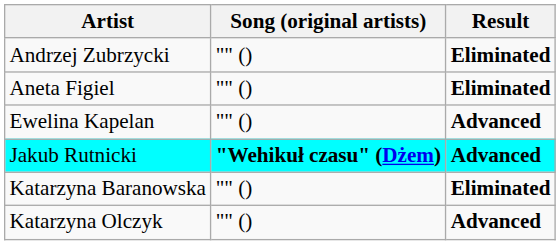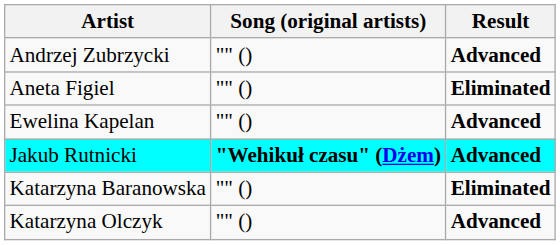(501, 54) Eliminated -> (496, 54) Advanced
